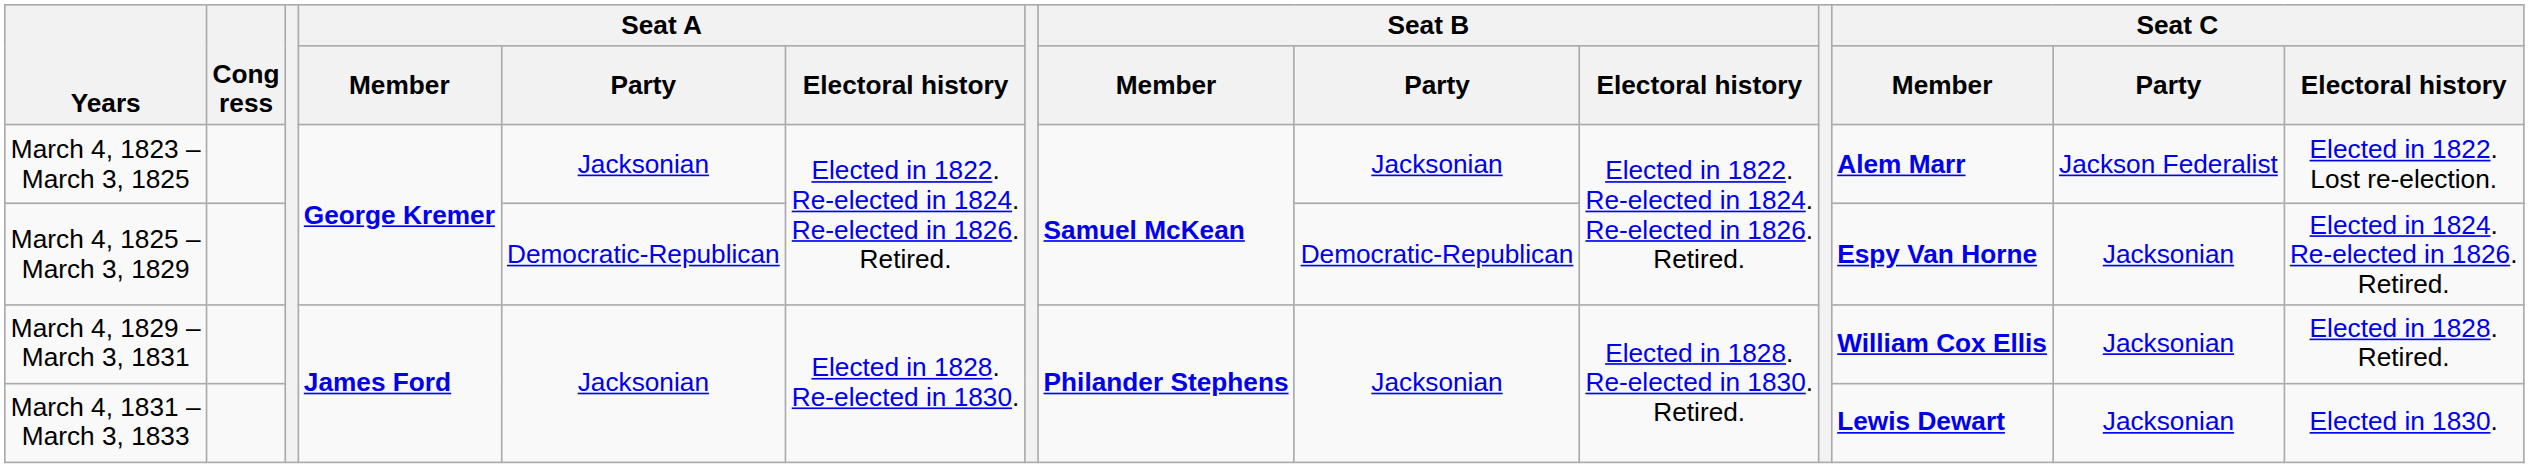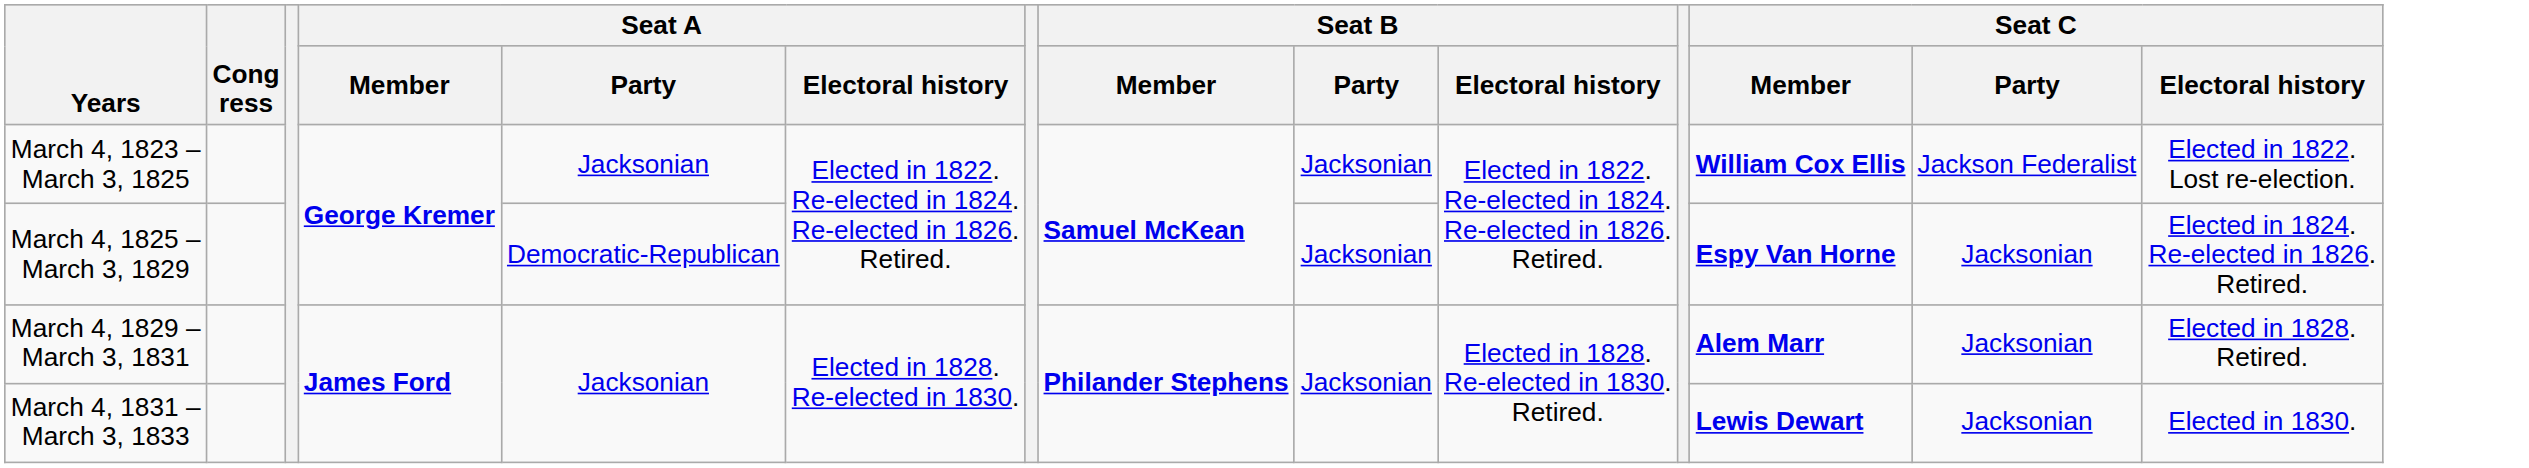(1901, 164) Alem Marr -> (1801, 164) William Cox Ellis
(1437, 253) Democratic-Republican -> (1366, 253) Jacksonian
(1942, 343) William Cox Ellis -> (1760, 343) Alem Marr
